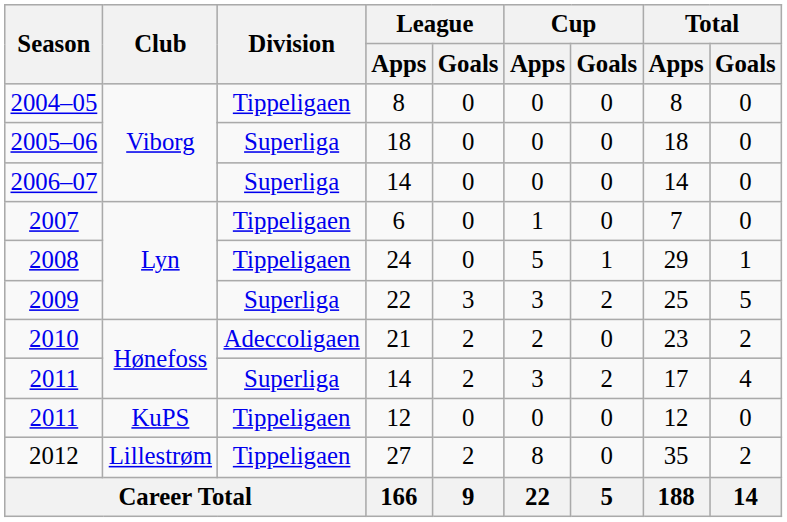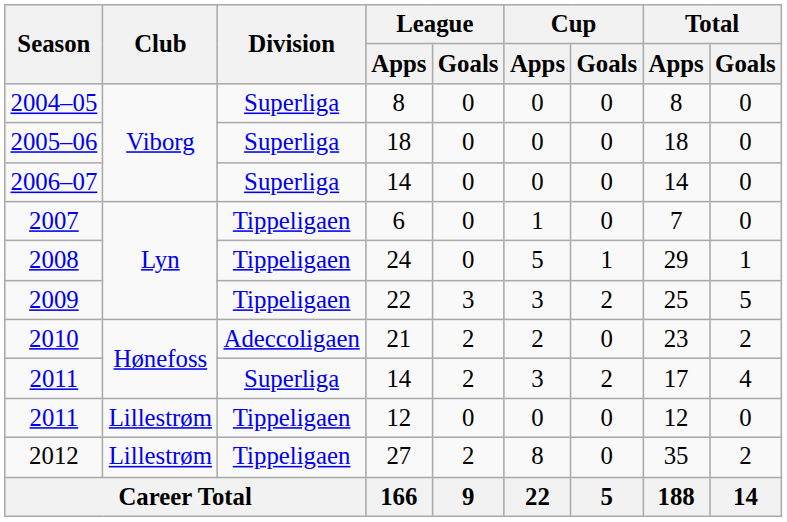(292, 102) Tippeligaen -> (292, 102) Superliga
(292, 299) Superliga -> (292, 299) Tippeligaen
(160, 417) KuPS -> (160, 417) Lillestrøm
